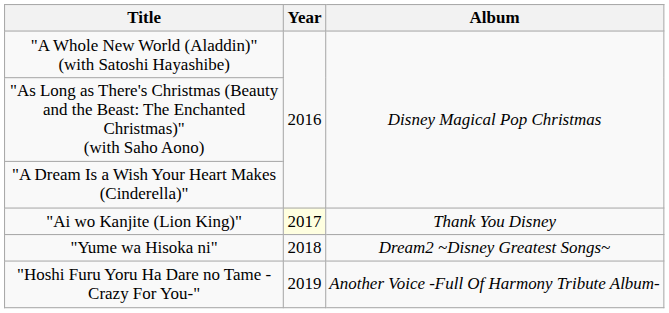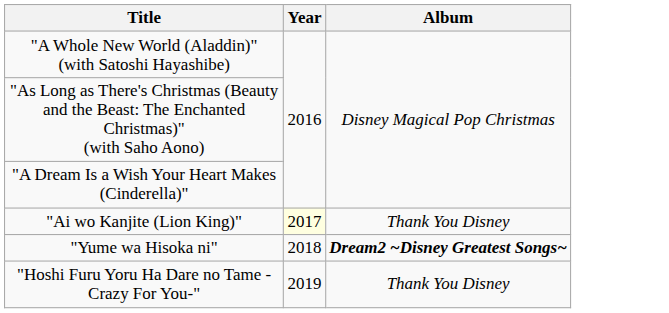(495, 247) normal -> (448, 247) bold
(495, 284) Another Voice -Full Of Harmony Tribute Album- -> (448, 284) Thank You Disney
